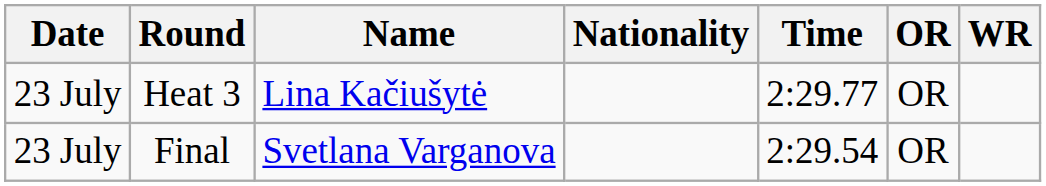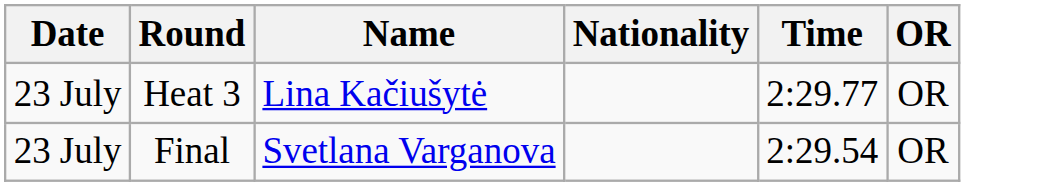- column: (1000, 33)
